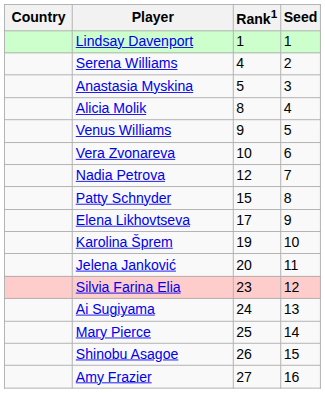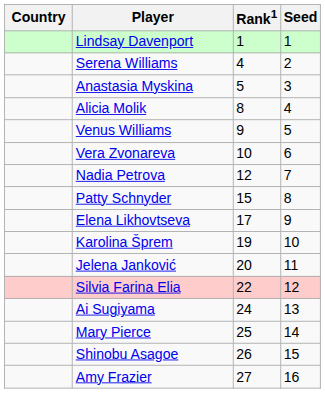(244, 287) 23 -> (244, 287) 22
